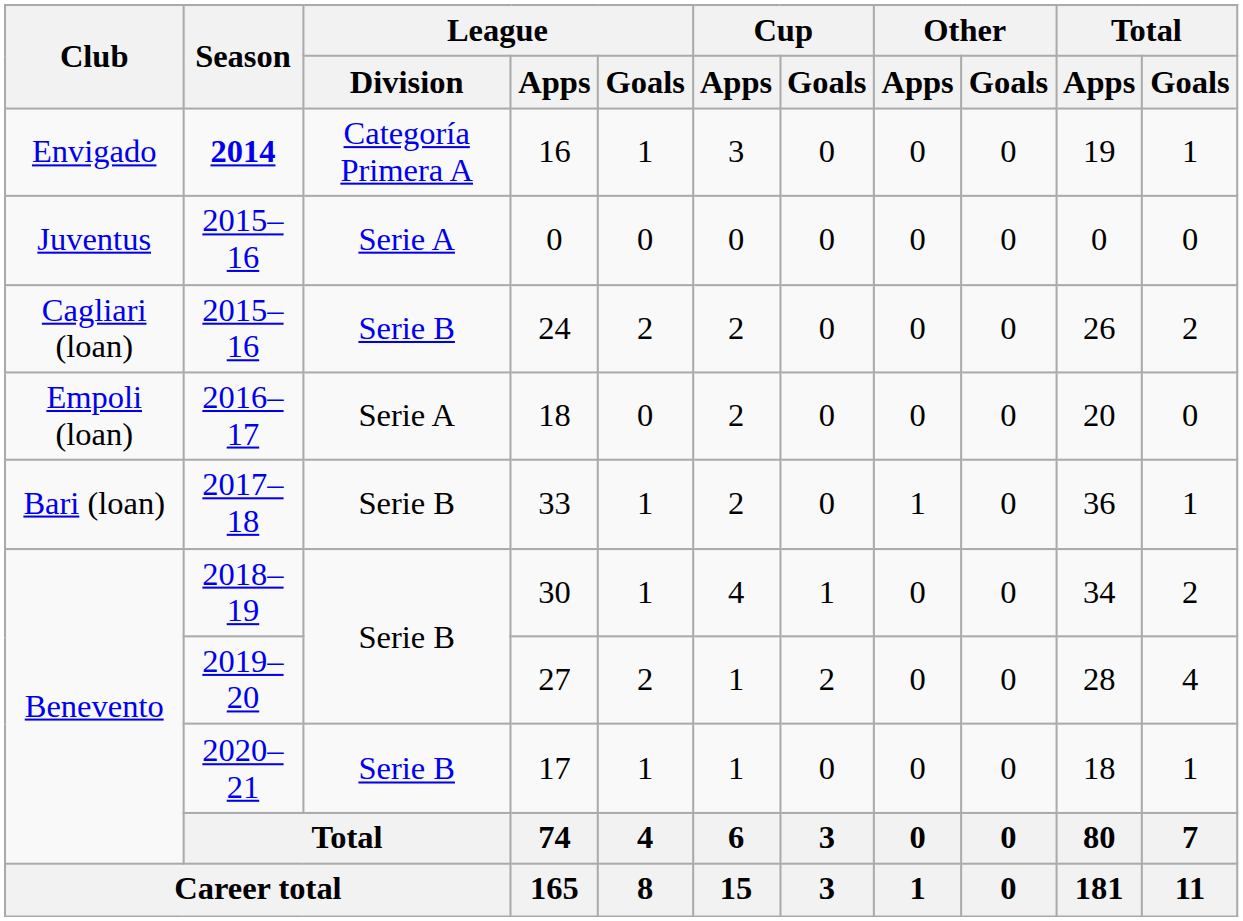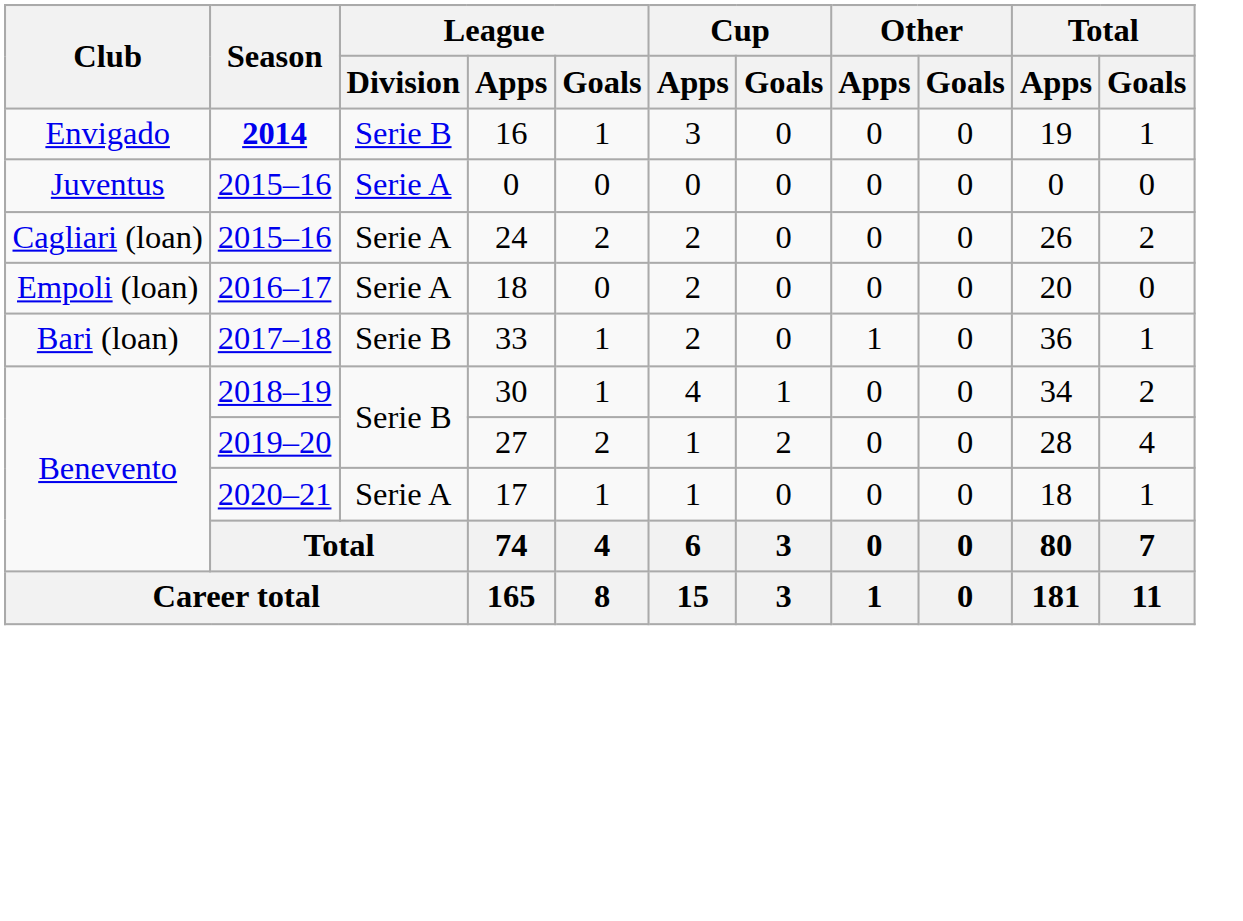(407, 151) Categoría Primera A -> (403, 133) Serie B
(407, 327) Serie B -> (403, 236) Serie A
(407, 767) Serie B -> (403, 493) Serie A
